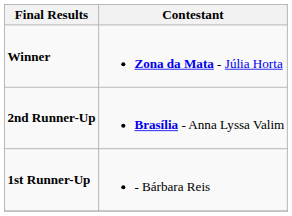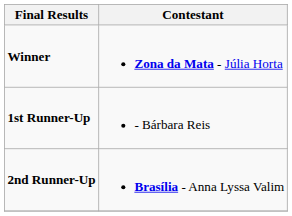rows swapped: (49, 179) <-> (51, 118)
